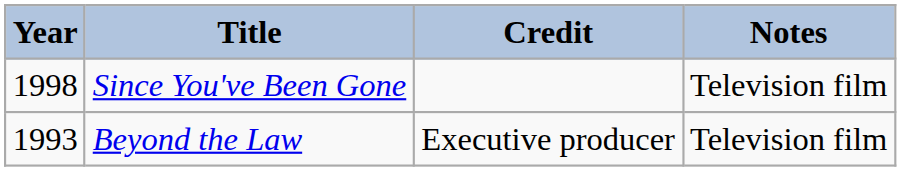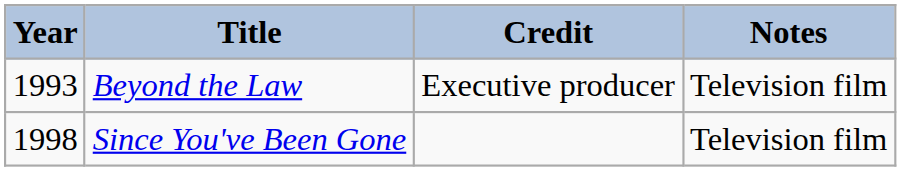rows swapped: (197, 138) <-> (249, 85)
